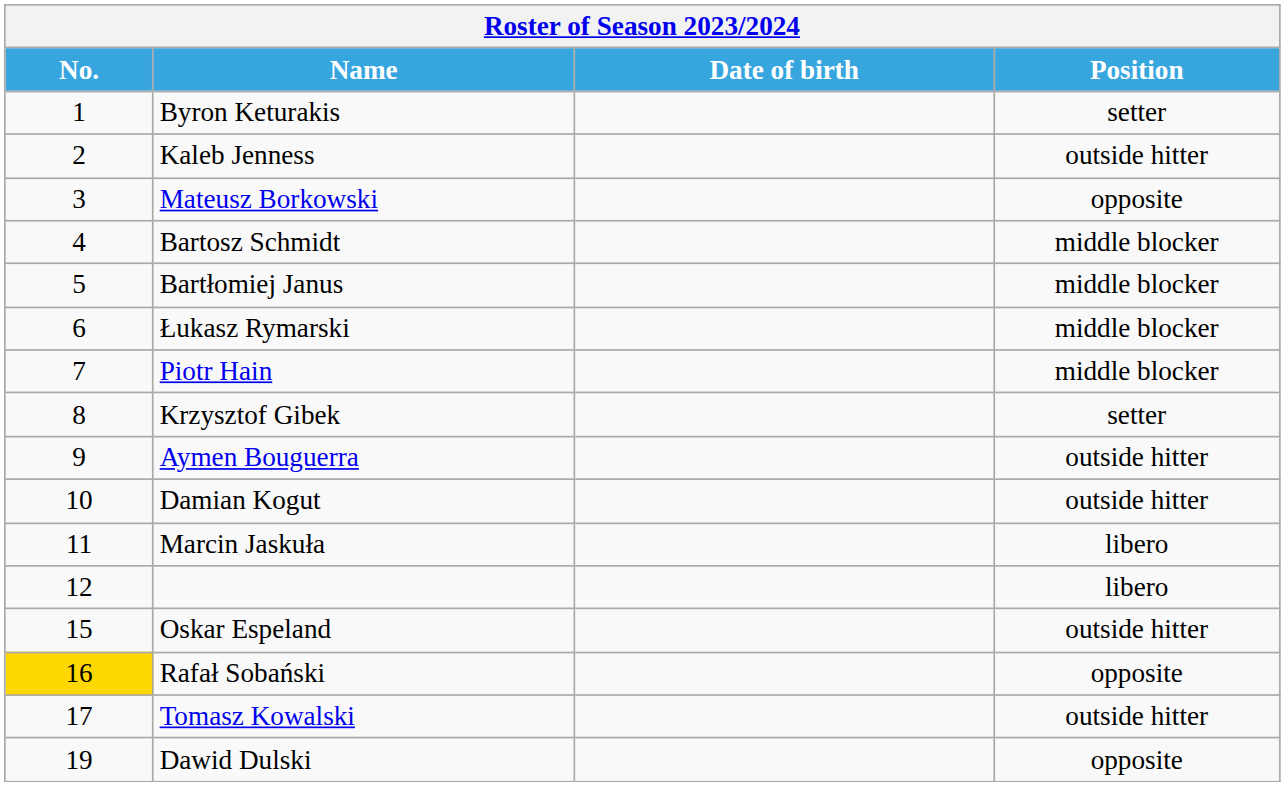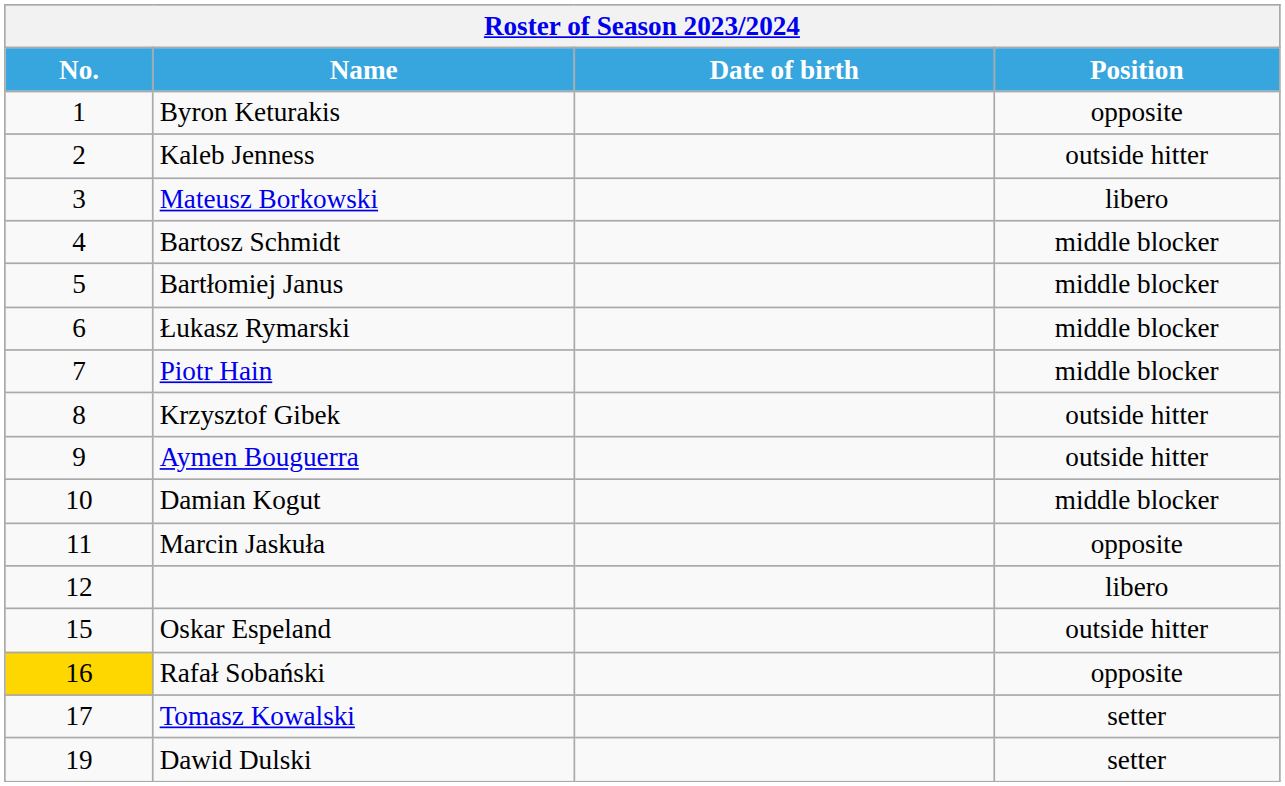(1137, 112) setter -> (1137, 112) opposite
(1137, 198) opposite -> (1137, 198) libero
(1137, 414) setter -> (1137, 414) outside hitter
(1137, 500) outside hitter -> (1137, 500) middle blocker
(1137, 543) libero -> (1137, 543) opposite
(1137, 716) outside hitter -> (1137, 716) setter
(1137, 759) opposite -> (1137, 759) setter
